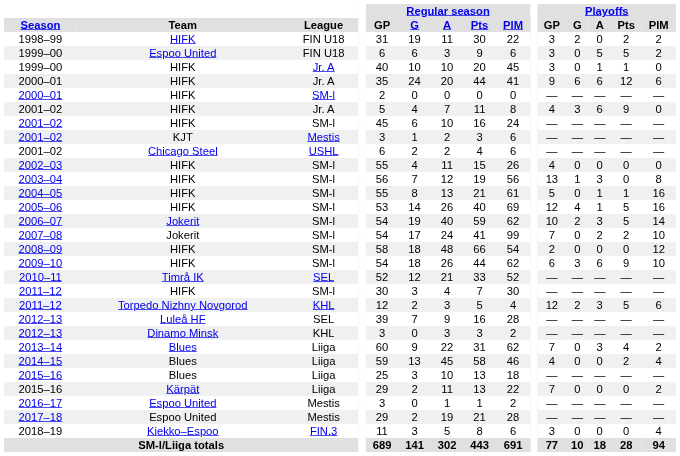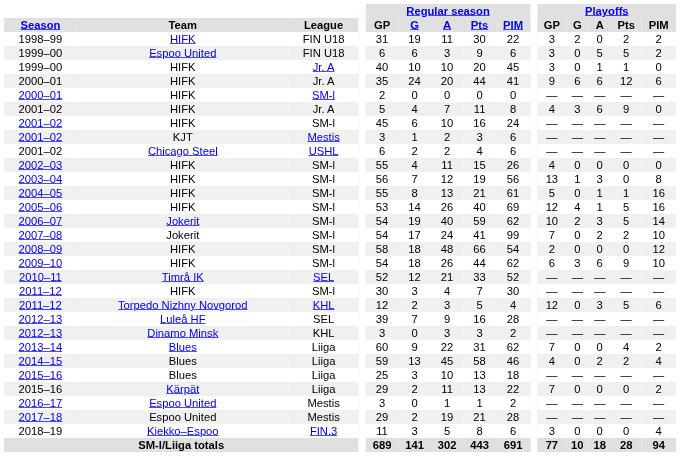(577, 305) 2 -> (577, 305) 0
(600, 347) 3 -> (600, 347) 0
(600, 361) 0 -> (600, 361) 2
